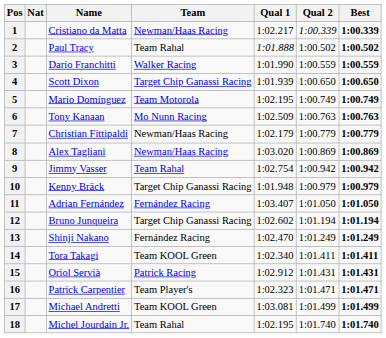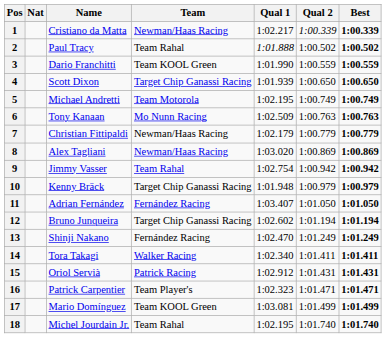(165, 65) Walker Racing -> (175, 65) Team KOOL Green
(87, 99) Mario Domínguez -> (84, 99) Michael Andretti
(175, 255) Team KOOL Green -> (165, 255) Walker Racing
(84, 307) Michael Andretti -> (87, 307) Mario Domínguez
